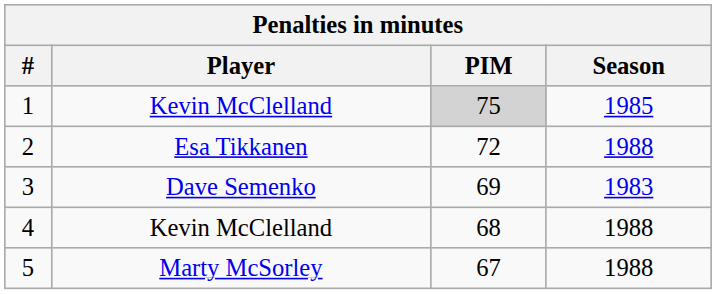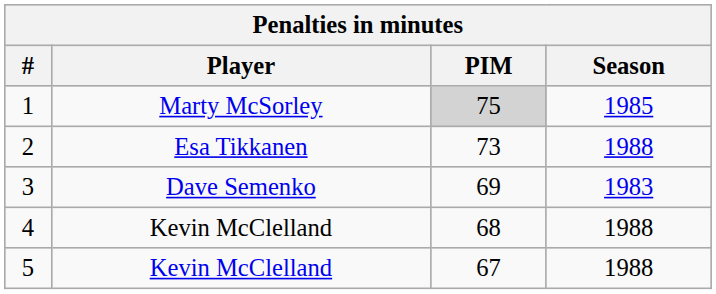(241, 106) Kevin McClelland -> (241, 106) Marty McSorley
(489, 146) 72 -> (489, 146) 73
(241, 268) Marty McSorley -> (241, 268) Kevin McClelland
